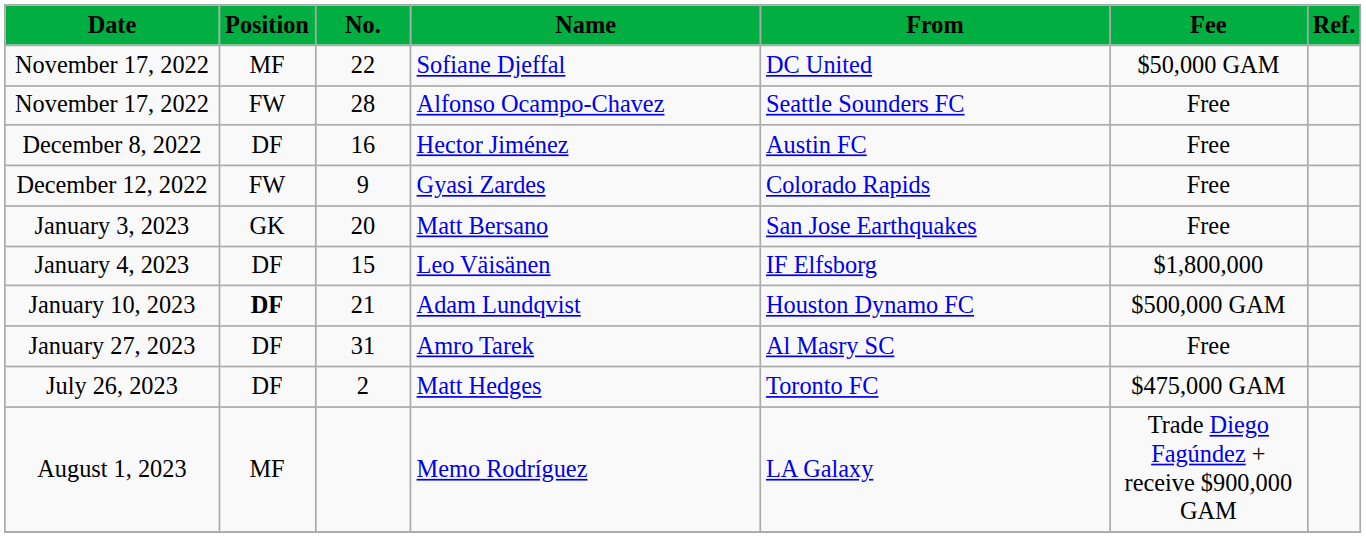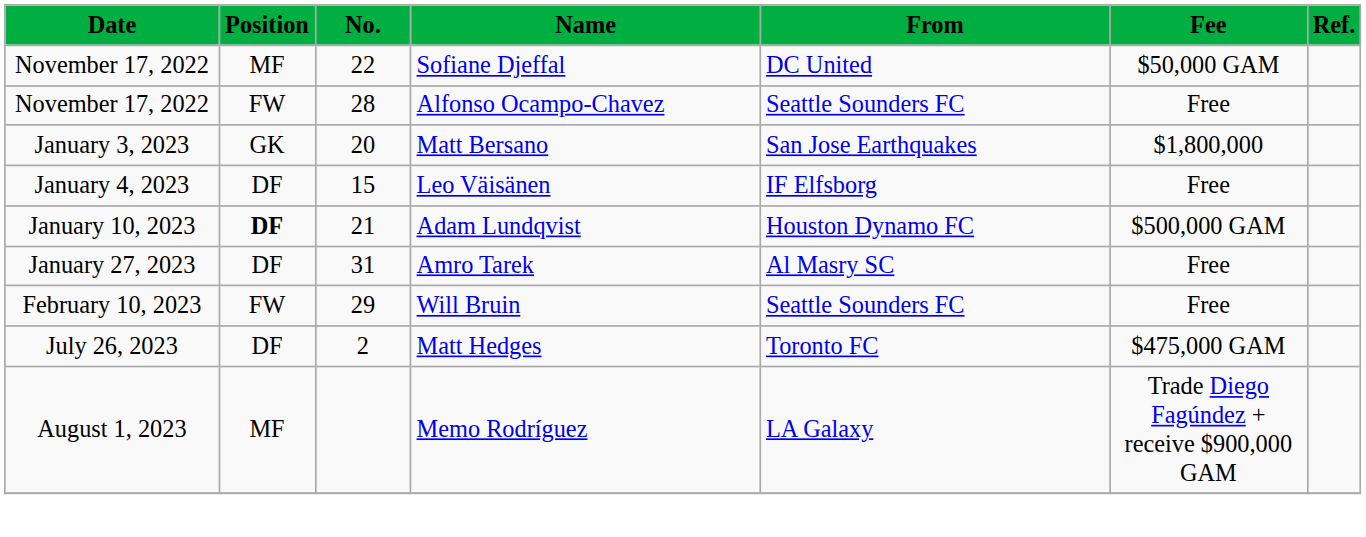- row: (493, 145)
- row: (481, 185)
(1208, 225) Free -> (1208, 145) $1,800,000
(1208, 265) $1,800,000 -> (1208, 185) Free
+ row: (468, 305)
